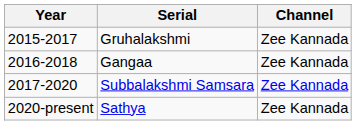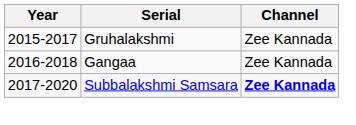(305, 85) normal -> (290, 85) bold
- row: (123, 108)
